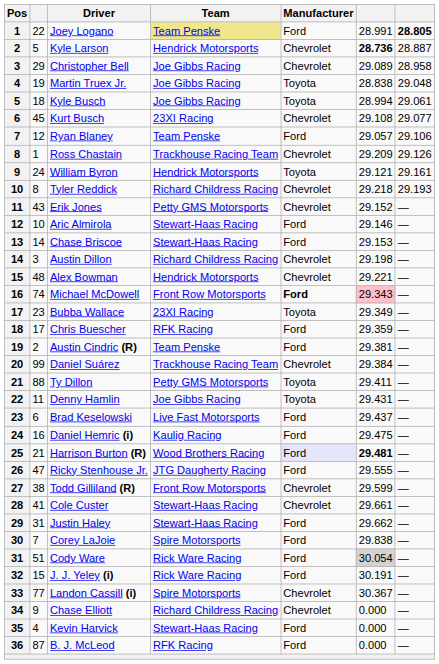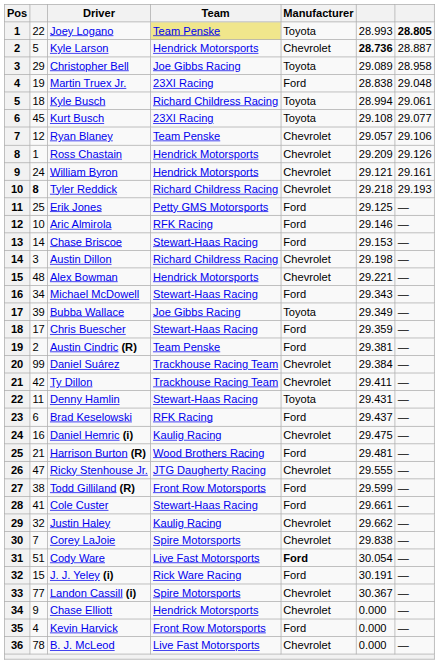(295, 31) Ford -> (300, 31) Toyota
(376, 31) 28.991 -> (376, 31) 28.993
(307, 66) Chevrolet -> (300, 66) Toyota
(197, 84) Joe Gibbs Racing -> (183, 84) 23XI Racing
(300, 84) Toyota -> (295, 84) Ford
(197, 101) Joe Gibbs Racing -> (216, 101) Richard Childress Racing
(307, 119) Chevrolet -> (300, 119) Toyota
(295, 136) Ford -> (307, 136) Chevrolet
(216, 154) Trackhouse Racing Team -> (206, 154) Hendrick Motorsports
(300, 171) Toyota -> (307, 171) Chevrolet
(36, 189) normal -> (36, 189) bold
(39, 207) 43 -> (39, 207) 25
(307, 207) Chevrolet -> (295, 207) Ford
(376, 207) 29.152 -> (376, 207) 29.125
(205, 224) Stewart-Haas Racing -> (183, 224) RFK Racing
(39, 294) 74 -> (39, 294) 34
(209, 294) Front Row Motorsports -> (205, 294) Stewart-Haas Racing
(296, 294) bold -> (295, 294) normal
(376, 294) pink background -> (376, 294) no background
(39, 312) 23 -> (39, 312) 39
(183, 312) 23XI Racing -> (197, 312) Joe Gibbs Racing
(183, 330) RFK Racing -> (205, 330) Stewart-Haas Racing
(39, 382) 88 -> (39, 382) 42
(211, 382) Petty GMS Motorsports -> (216, 382) Trackhouse Racing Team
(300, 382) Toyota -> (307, 382) Chevrolet
(197, 400) Joe Gibbs Racing -> (205, 400) Stewart-Haas Racing
(206, 417) Live Fast Motorsports -> (183, 417) RFK Racing
(295, 435) Ford -> (307, 435) Chevrolet
(295, 452) lavender background -> (295, 452) no background
(376, 452) bold -> (376, 452) normal
(295, 470) Ford -> (307, 470) Chevrolet
(307, 488) Chevrolet -> (295, 488) Ford
(307, 505) Chevrolet -> (295, 505) Ford
(39, 523) 31 -> (39, 523) 32
(205, 523) Stewart-Haas Racing -> (187, 523) Kaulig Racing
(295, 523) Ford -> (307, 523) Chevrolet
(295, 540) Ford -> (307, 540) Chevrolet
(197, 558) Rick Ware Racing -> (206, 558) Live Fast Motorsports
(295, 558) normal -> (296, 558) bold
(376, 558) lightgrey background -> (376, 558) no background
(216, 611) Richard Childress Racing -> (206, 611) Hendrick Motorsports
(205, 628) Stewart-Haas Racing -> (209, 628) Front Row Motorsports
(39, 646) 87 -> (39, 646) 78
(183, 646) RFK Racing -> (206, 646) Live Fast Motorsports
(295, 646) Ford -> (307, 646) Chevrolet
